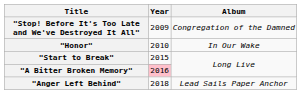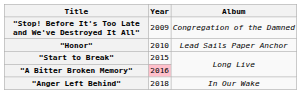(234, 45) In Our Wake -> (234, 45) Lead Sails Paper Anchor
(234, 83) Lead Sails Paper Anchor -> (234, 83) In Our Wake
